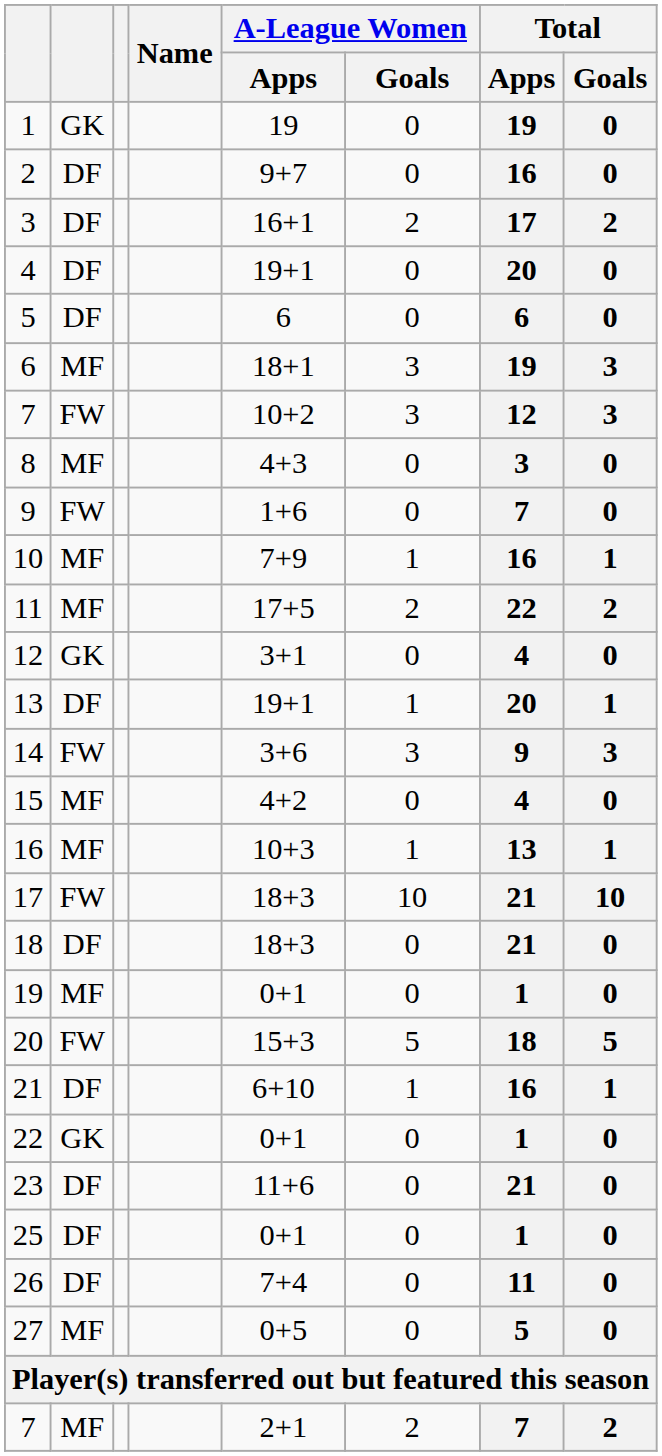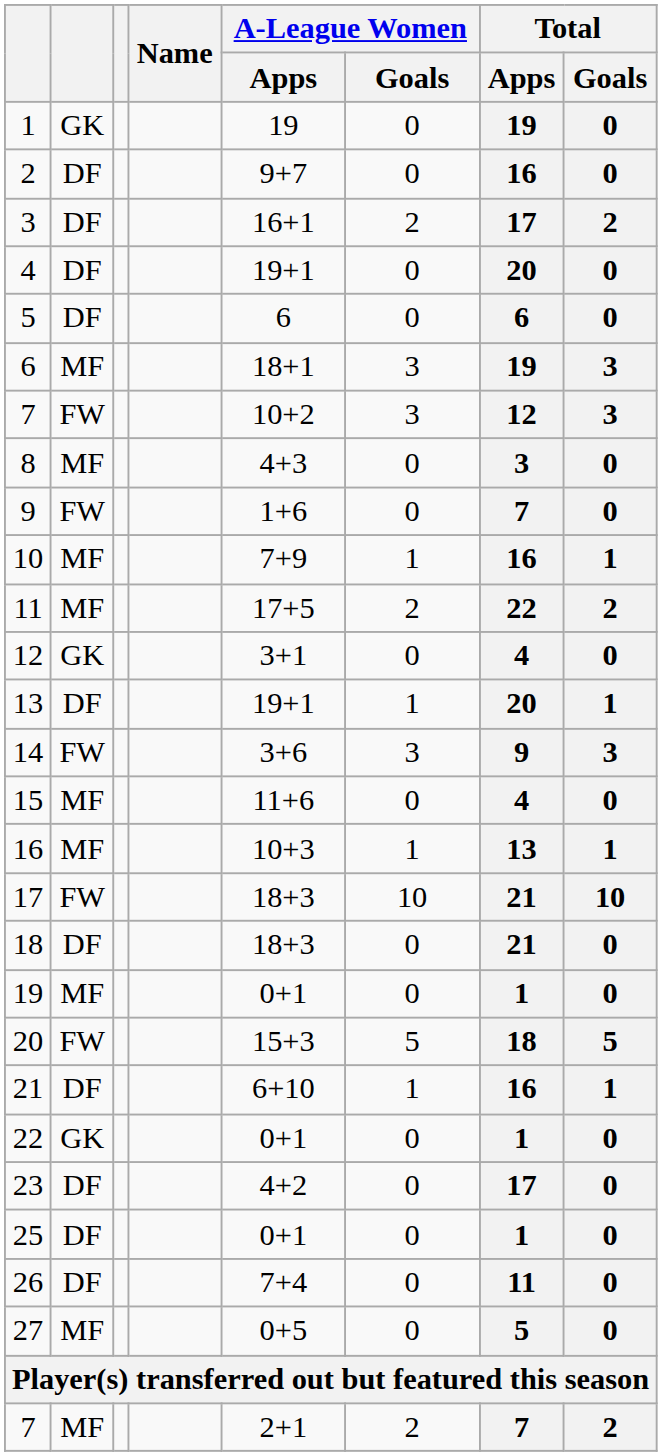(283, 800) 4+2 -> (283, 800) 11+6
(283, 1185) 11+6 -> (283, 1185) 4+2
(522, 1185) 21 -> (522, 1185) 17
